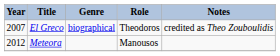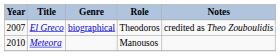(16, 43) 2012 -> (16, 43) 2010
